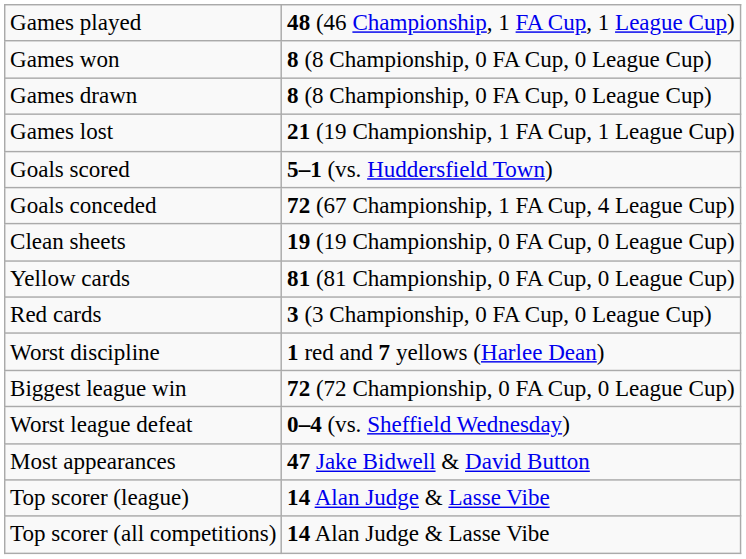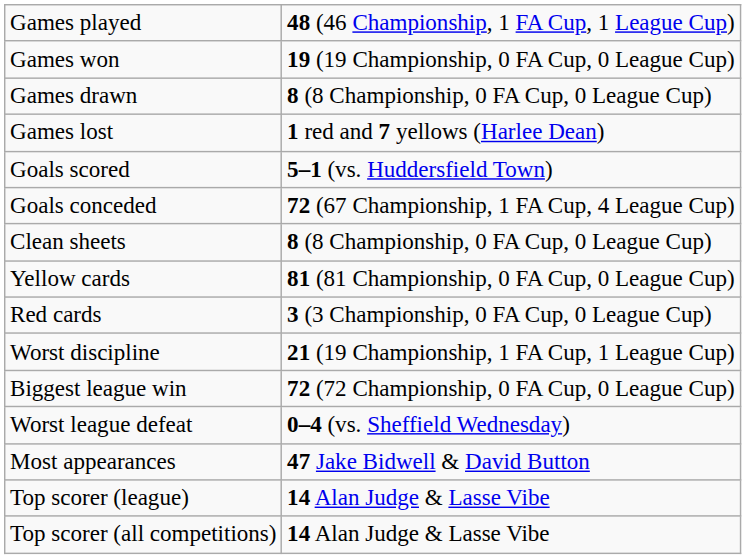(499, 59) 8 (8 Championship, 0 FA Cup, 0 League Cup) -> (511, 59) 19 (19 Championship, 0 FA Cup, 0 League Cup)
(511, 132) 21 (19 Championship, 1 FA Cup, 1 League Cup) -> (446, 132) 1 red and 7 yellows (Harlee Dean)
(511, 242) 19 (19 Championship, 0 FA Cup, 0 League Cup) -> (499, 242) 8 (8 Championship, 0 FA Cup, 0 League Cup)
(446, 351) 1 red and 7 yellows (Harlee Dean) -> (511, 351) 21 (19 Championship, 1 FA Cup, 1 League Cup)
